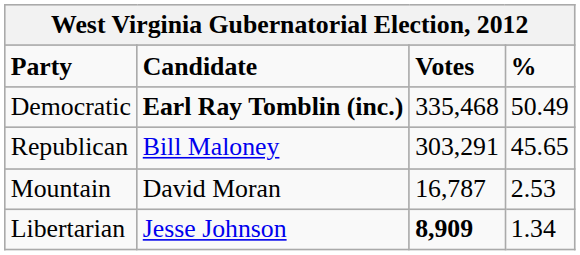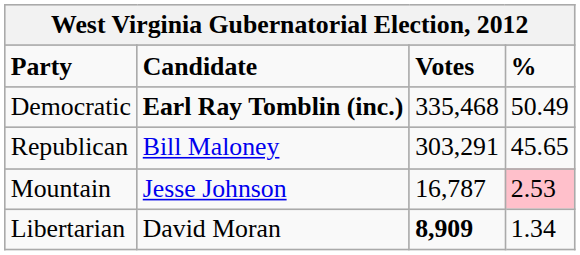(212, 188) David Moran -> (215, 188) Jesse Johnson
(533, 188) no background -> (533, 188) pink background
(215, 229) Jesse Johnson -> (212, 229) David Moran
